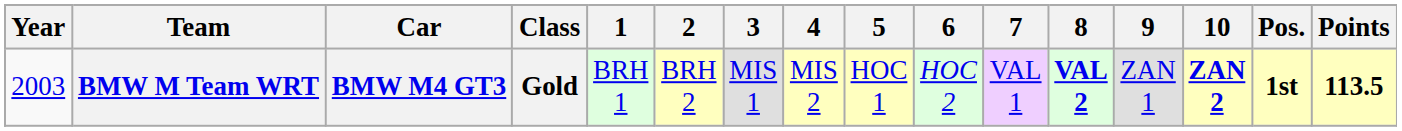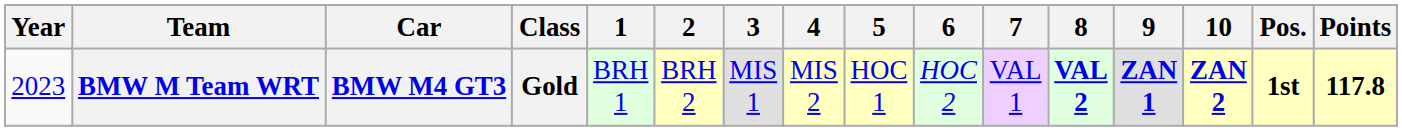(38, 86) 2003 -> (38, 86) 2023
(1148, 86) normal -> (1149, 86) bold
(1354, 86) 113.5 -> (1355, 86) 117.8
